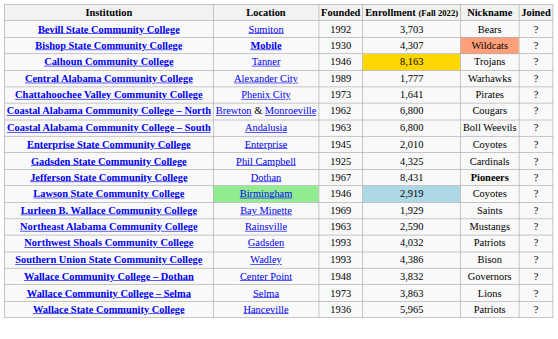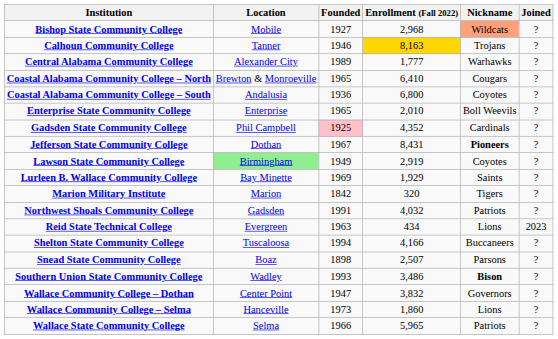- row: (109, 29)
(266, 45) bold -> (266, 29) normal
(341, 45) 1930 -> (341, 29) 1927
(412, 45) 4,307 -> (412, 29) 2,968
- row: (109, 95)
(341, 111) 1962 -> (341, 78) 1965
(412, 111) 6,800 -> (412, 78) 6,410
(341, 128) 1963 -> (341, 95) 1936
(490, 128) Boll Weevils -> (490, 95) Coyotes
(341, 144) 1945 -> (341, 111) 1965
(490, 144) Coyotes -> (490, 111) Boll Weevils
(341, 161) no background -> (341, 128) pink background
(412, 161) 4,325 -> (412, 128) 4,352
(341, 194) 1946 -> (341, 161) 1949
(412, 194) lightblue background -> (412, 161) no background
+ row: (109, 194)
- row: (109, 227)
(341, 243) 1993 -> (341, 210) 1991
+ row: (109, 227)
+ row: (109, 243)
+ row: (109, 260)
(412, 260) 4,386 -> (412, 276) 3,486
(490, 260) normal -> (490, 276) bold
(341, 276) 1948 -> (341, 293) 1947
(266, 293) Selma -> (266, 309) Hanceville
(412, 293) 3,863 -> (412, 309) 1,860
(266, 309) Hanceville -> (266, 326) Selma
(341, 309) 1936 -> (341, 326) 1966
